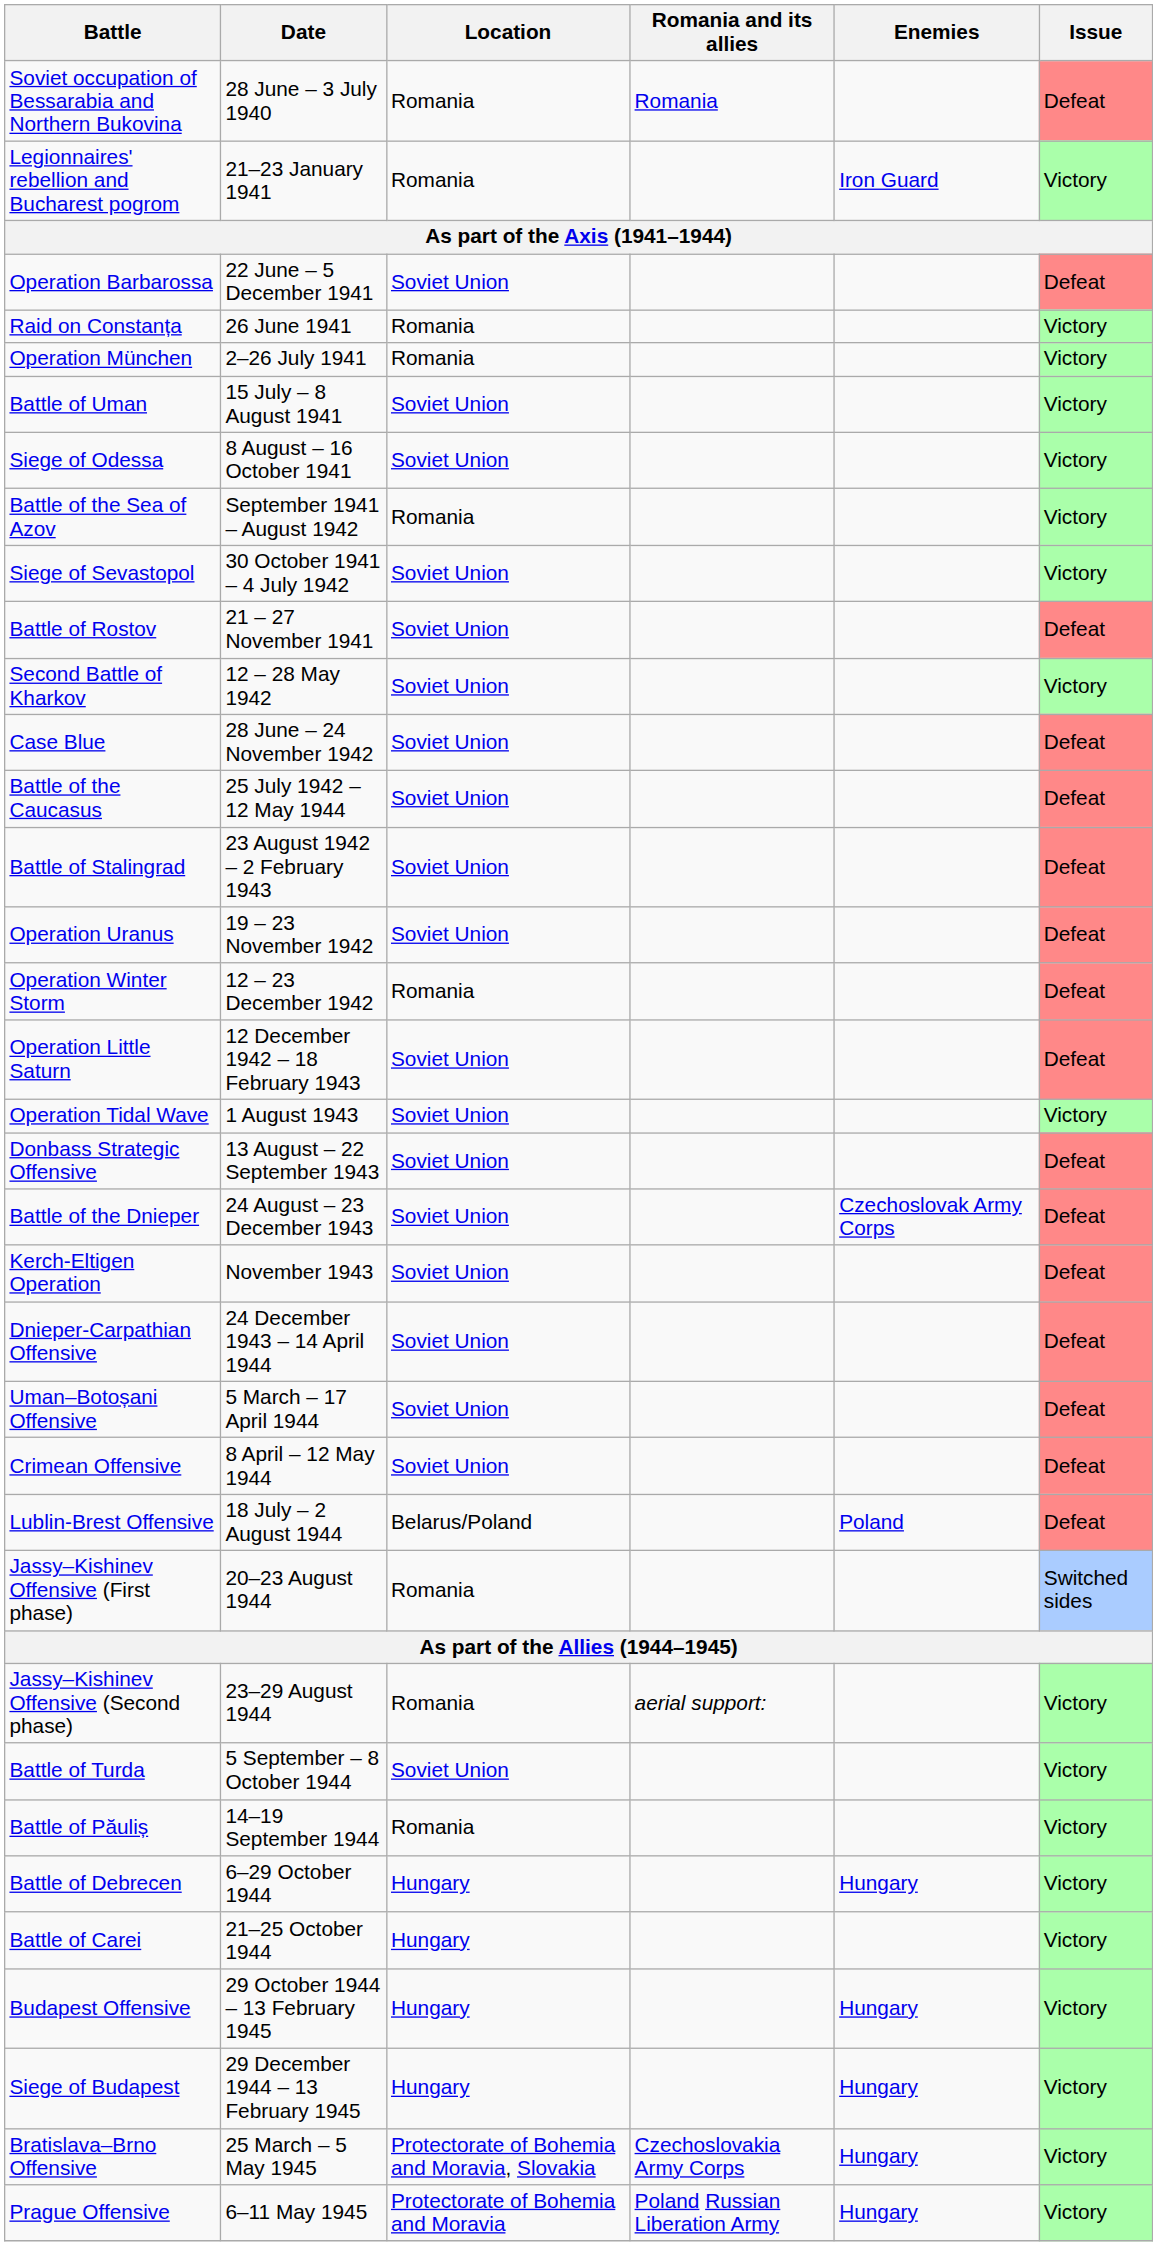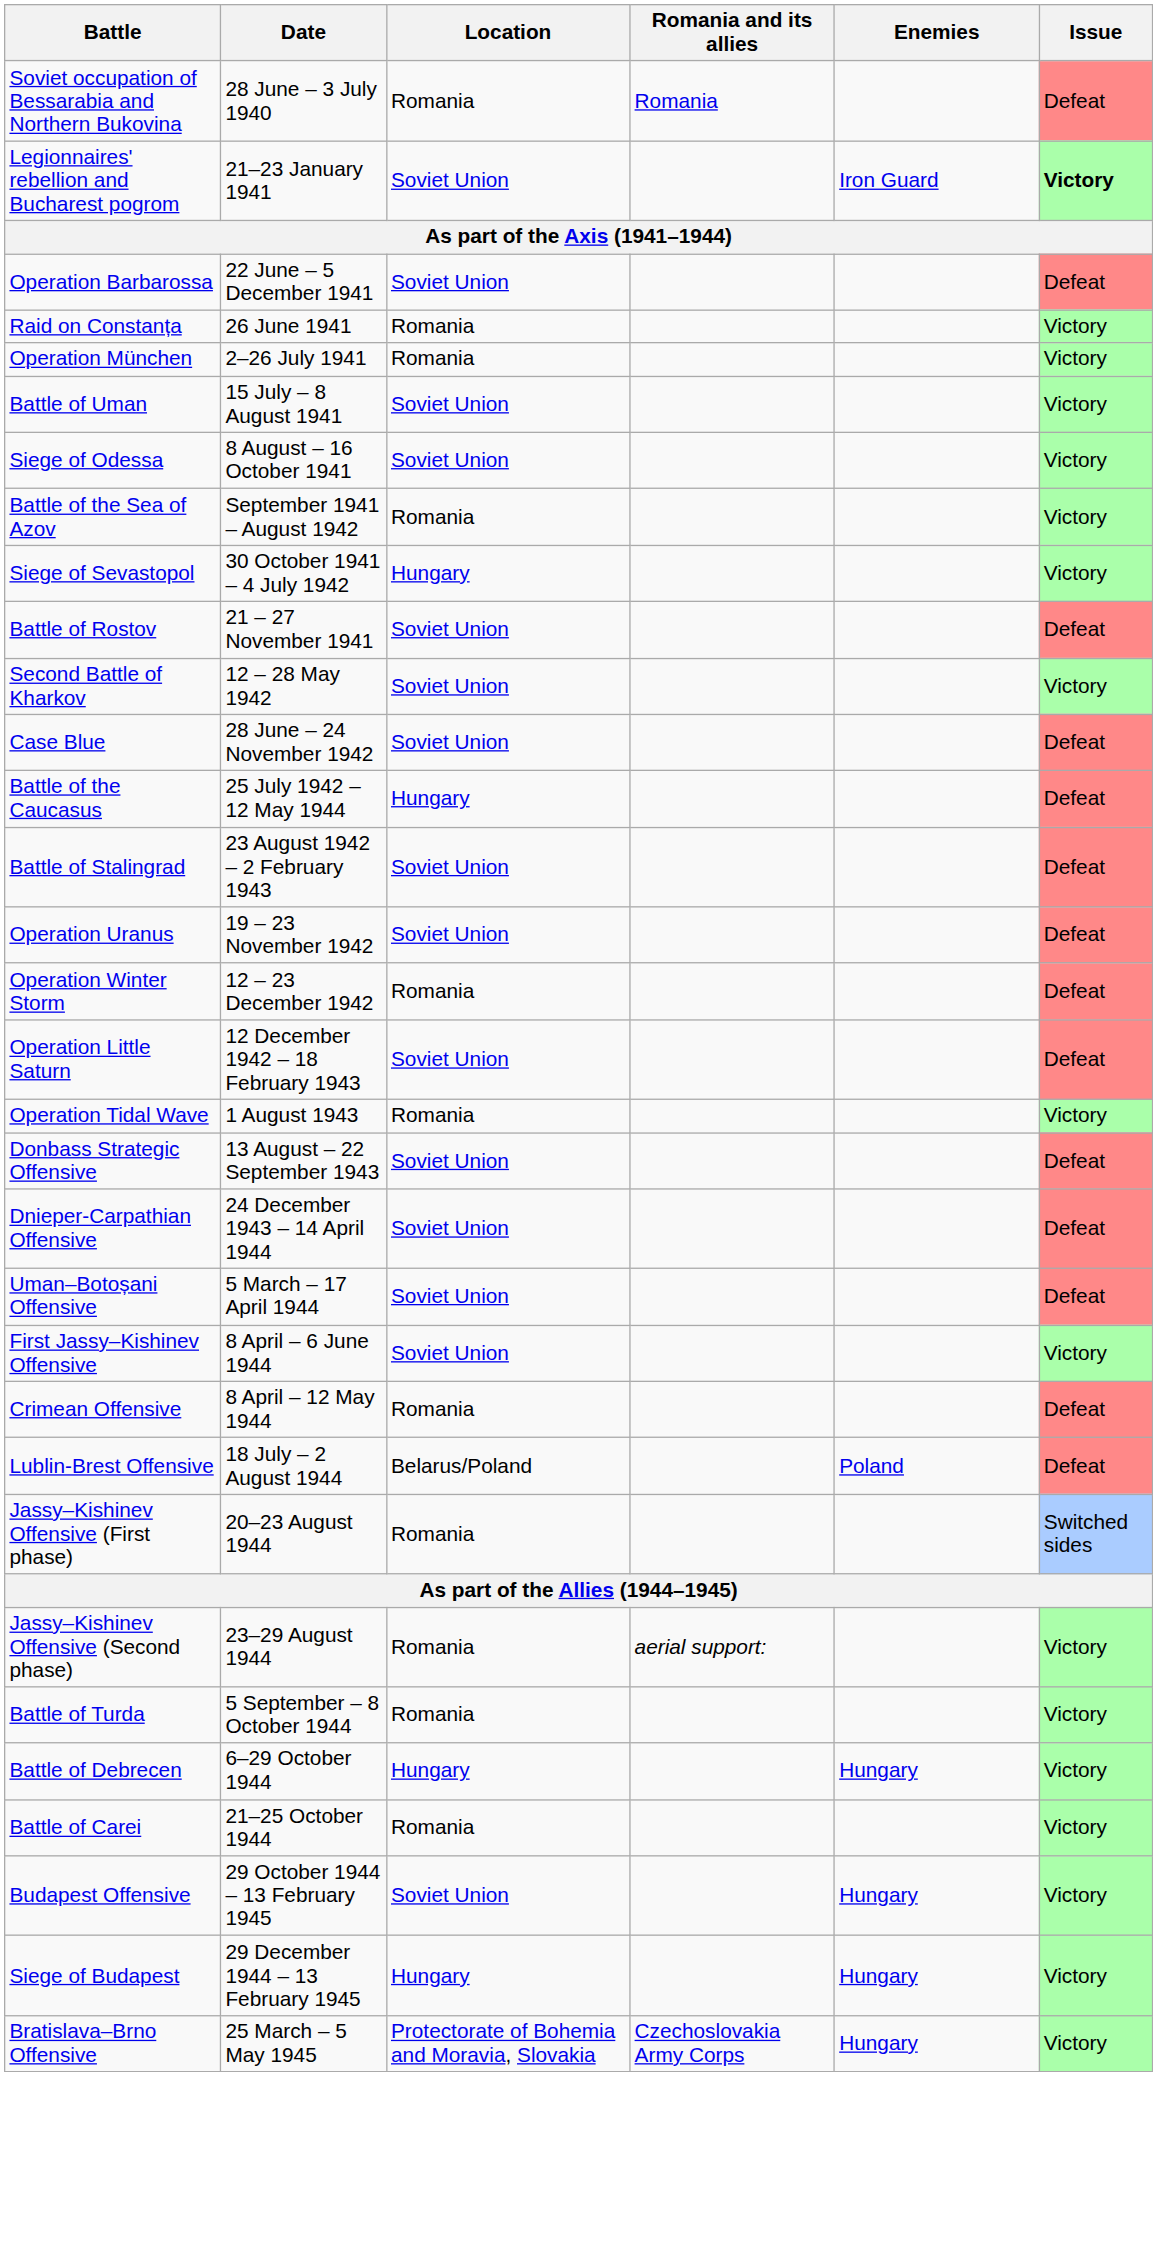(433, 180) Romania -> (450, 180) Soviet Union
(1075, 180) normal -> (1079, 180) bold
(450, 573) Soviet Union -> (430, 573) Hungary
(450, 798) Soviet Union -> (430, 798) Hungary
(450, 1115) Soviet Union -> (433, 1115) Romania
- row: (104, 1216)
- row: (72, 1273)
+ row: (104, 1353)
(450, 1465) Soviet Union -> (433, 1409) Romania
(450, 1771) Soviet Union -> (433, 1714) Romania
- row: (79, 1827)
(430, 1940) Hungary -> (433, 1827) Romania
(430, 2008) Hungary -> (450, 1895) Soviet Union
- row: (90, 2212)
